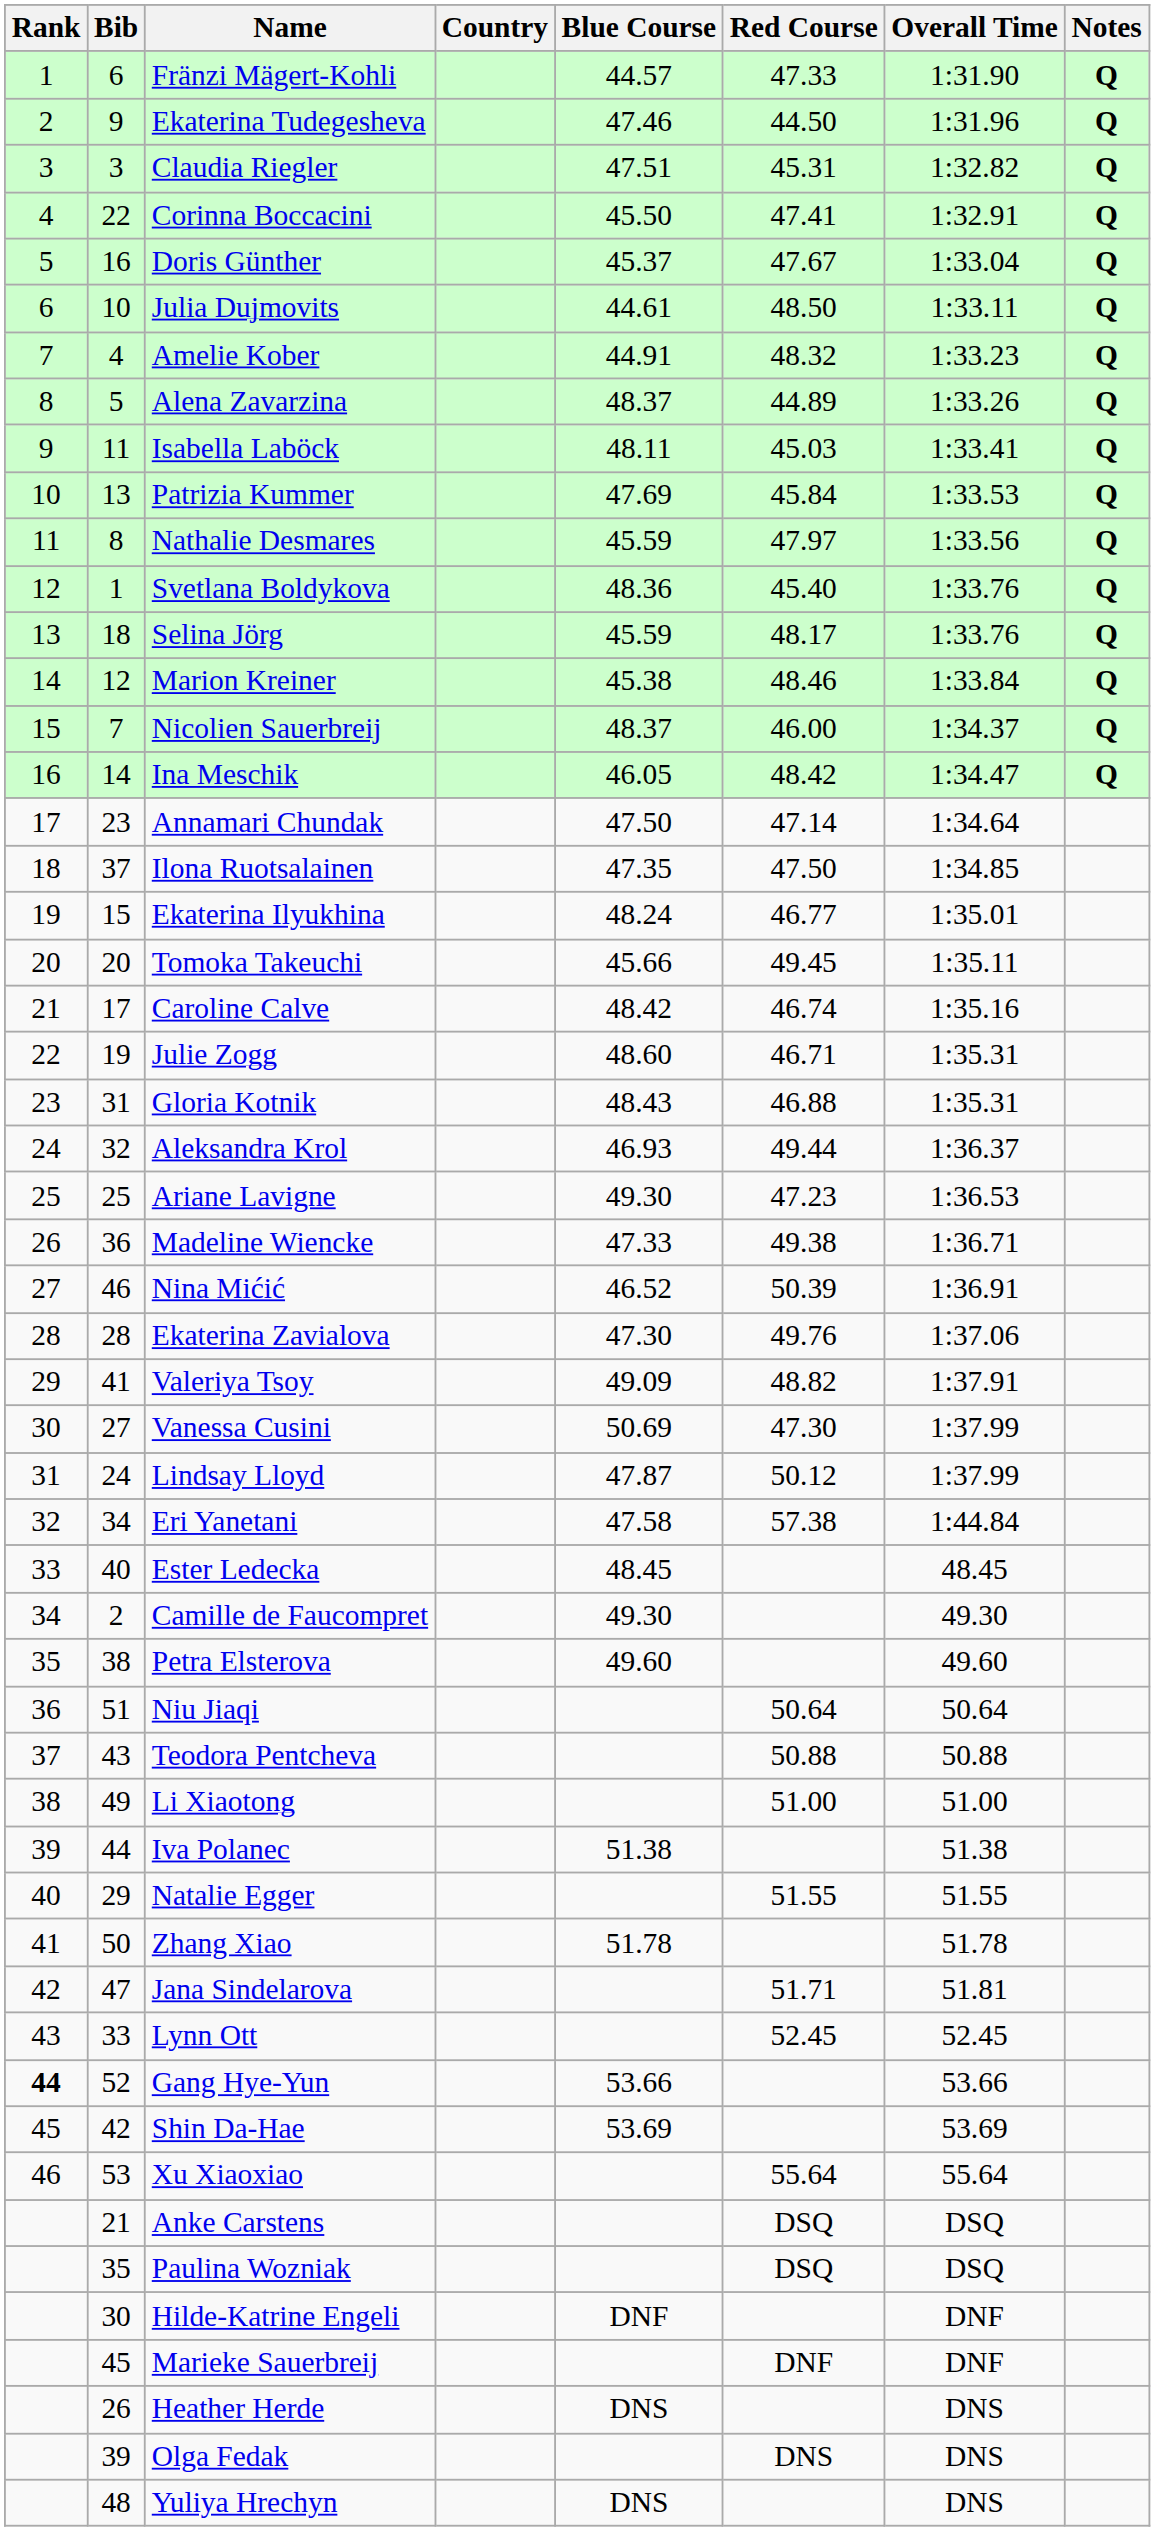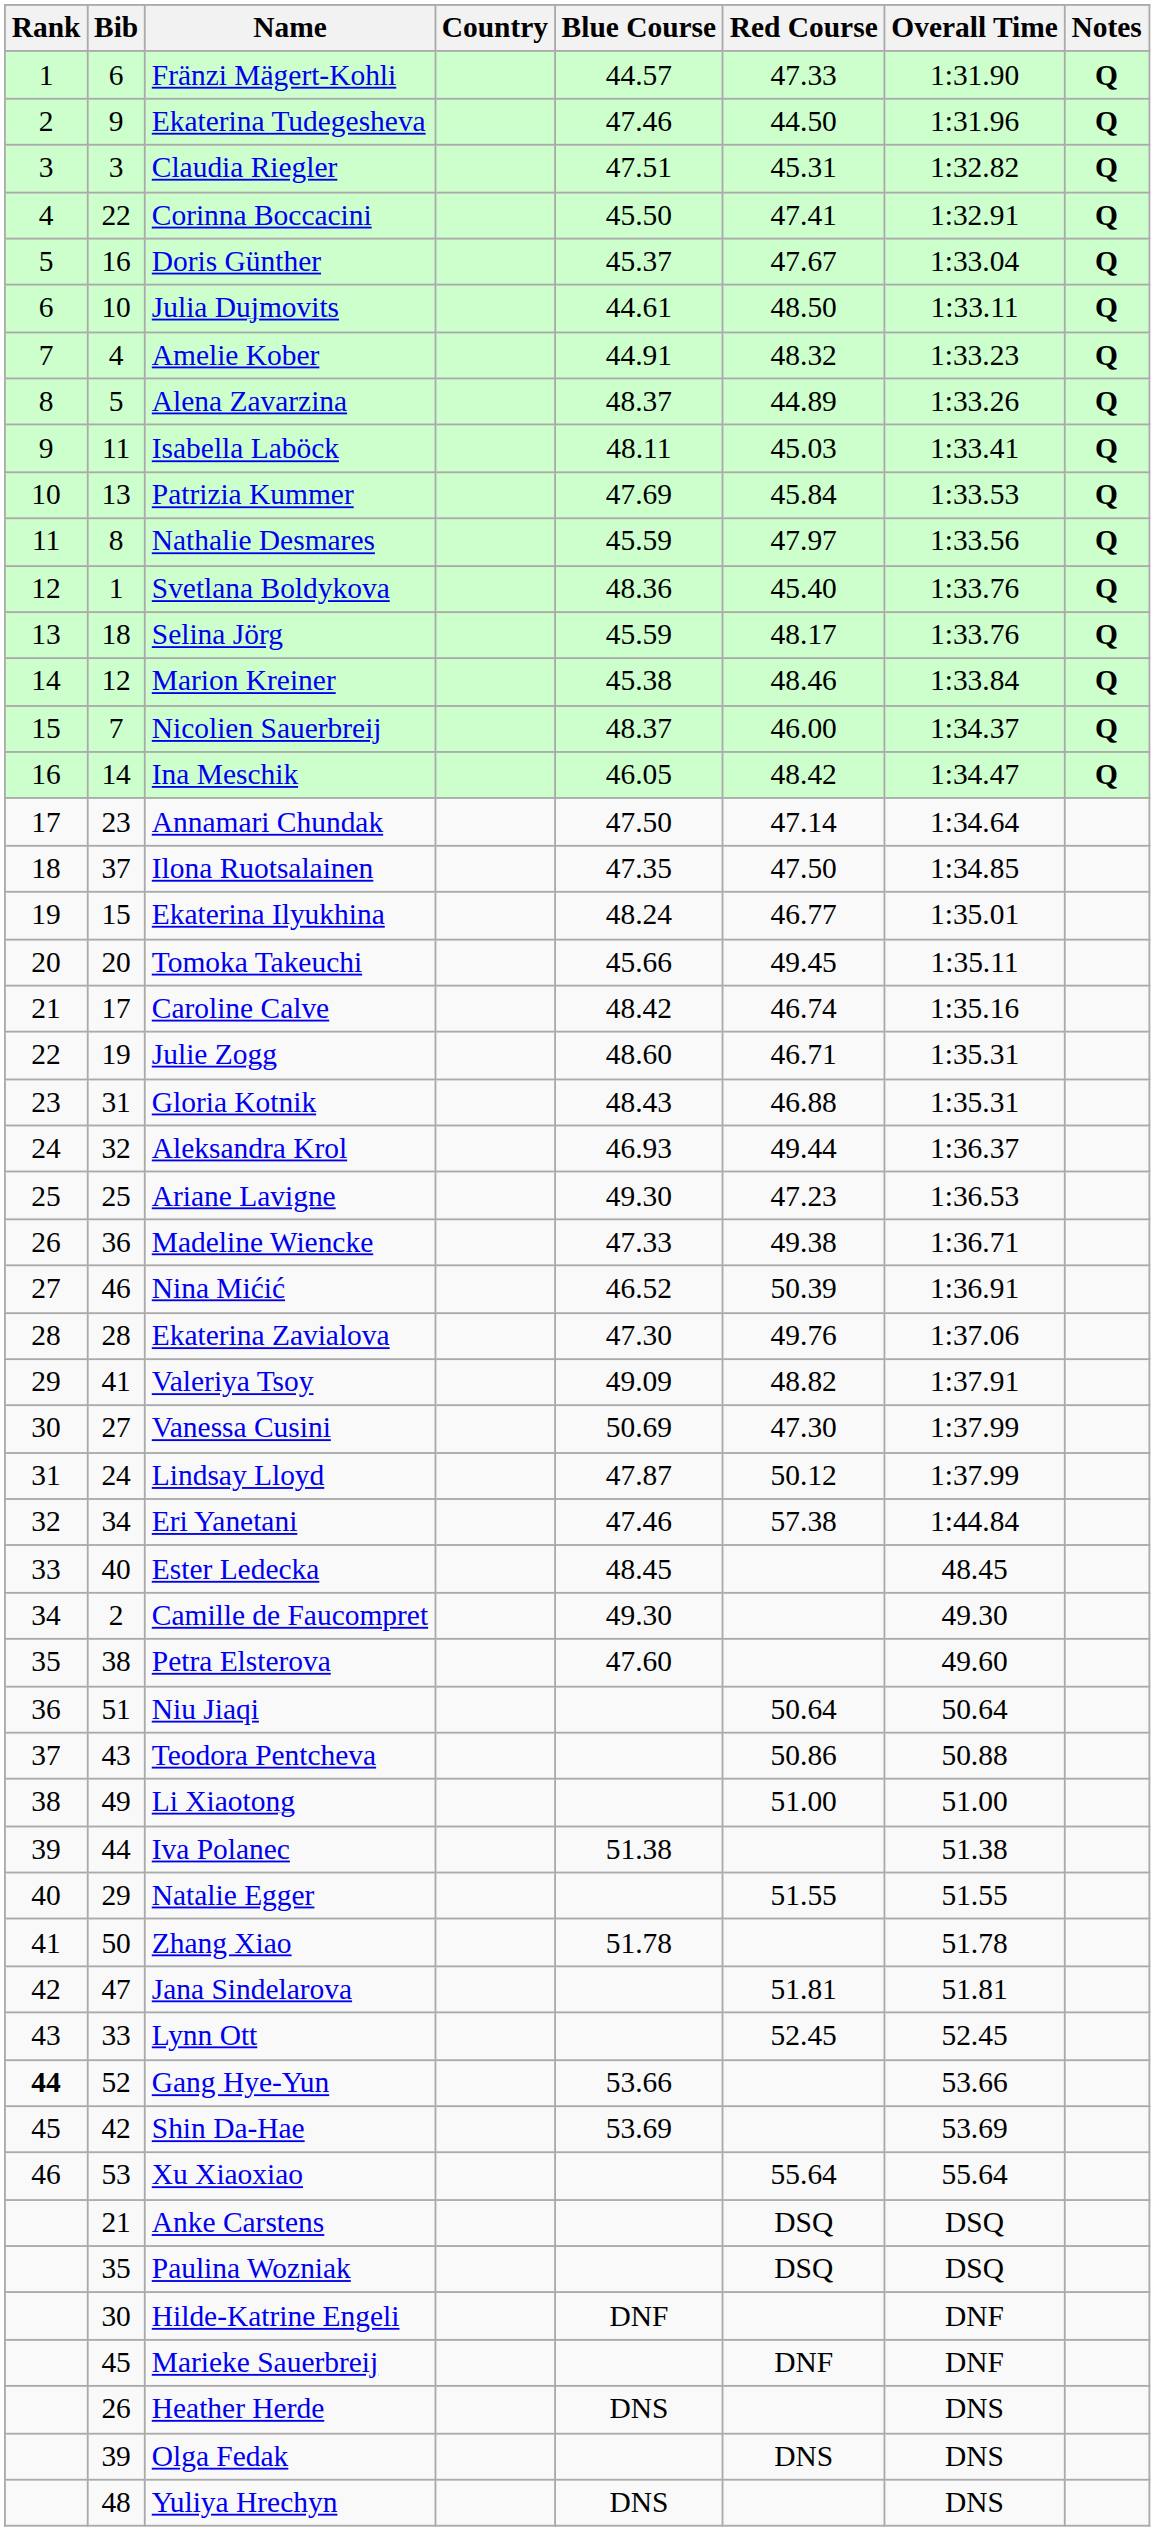(639, 1521) 47.58 -> (639, 1521) 47.46
(639, 1661) 49.60 -> (639, 1661) 47.60
(804, 1755) 50.88 -> (804, 1755) 50.86
(804, 1988) 51.71 -> (804, 1988) 51.81
